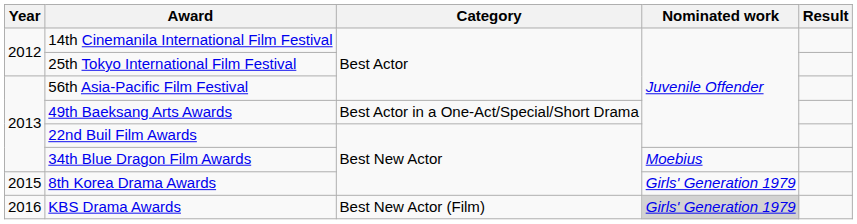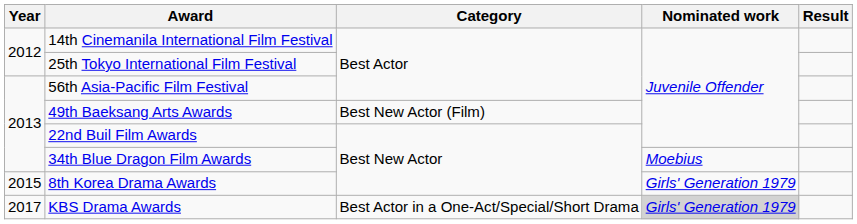(489, 111) Best Actor in a One-Act/Special/Short Drama -> (412, 111) Best New Actor (Film)
(25, 207) 2016 -> (25, 207) 2017
(412, 207) Best New Actor (Film) -> (489, 207) Best Actor in a One-Act/Special/Short Drama
